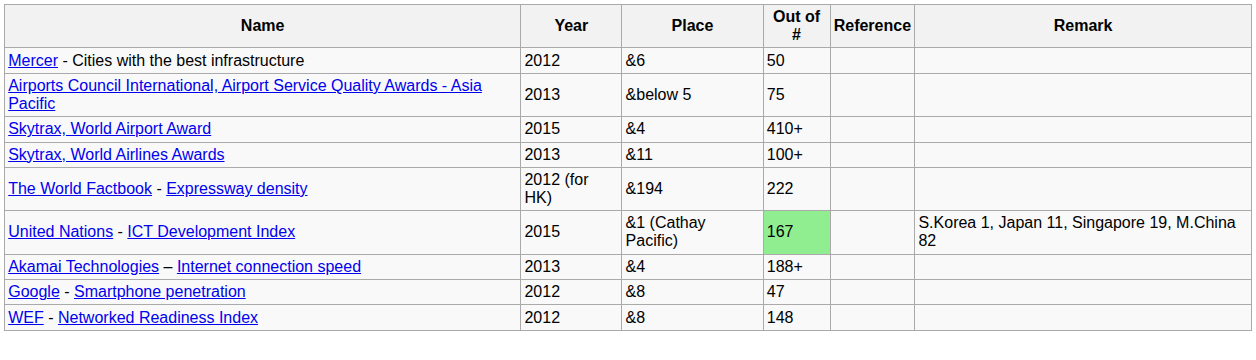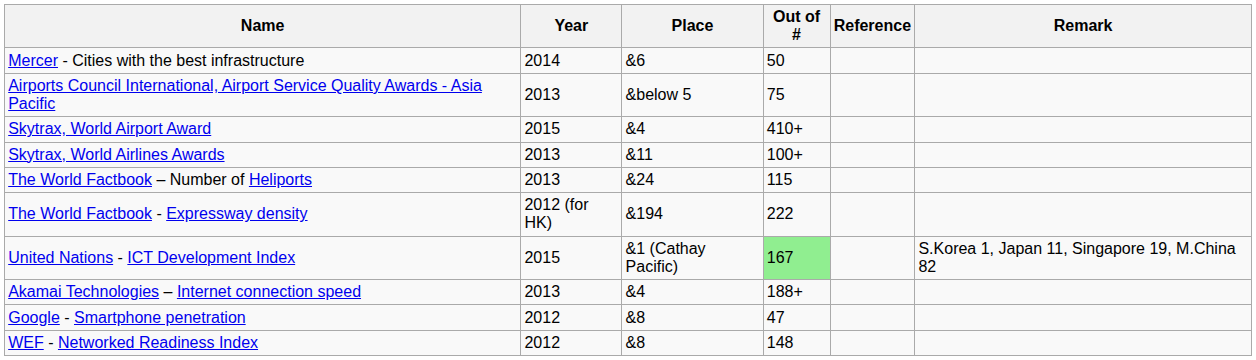(542, 60) 2012 -> (542, 60) 2014
+ row: (160, 180)
